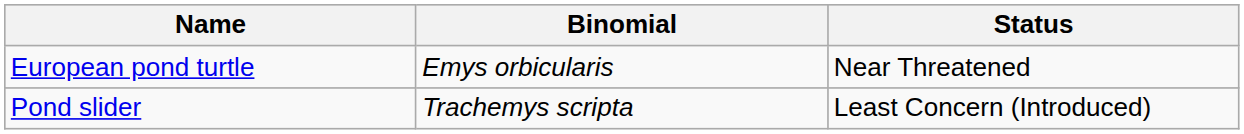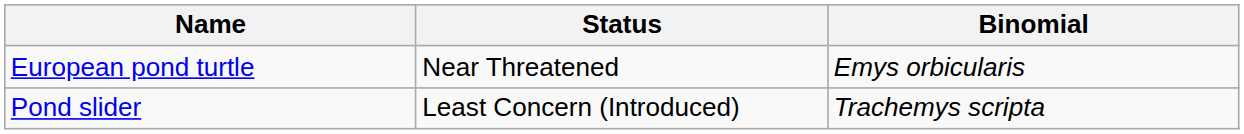columns swapped: (622, 25) <-> (1034, 25)
